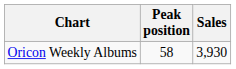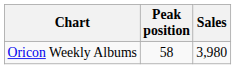(212, 52) 3,930 -> (212, 52) 3,980
